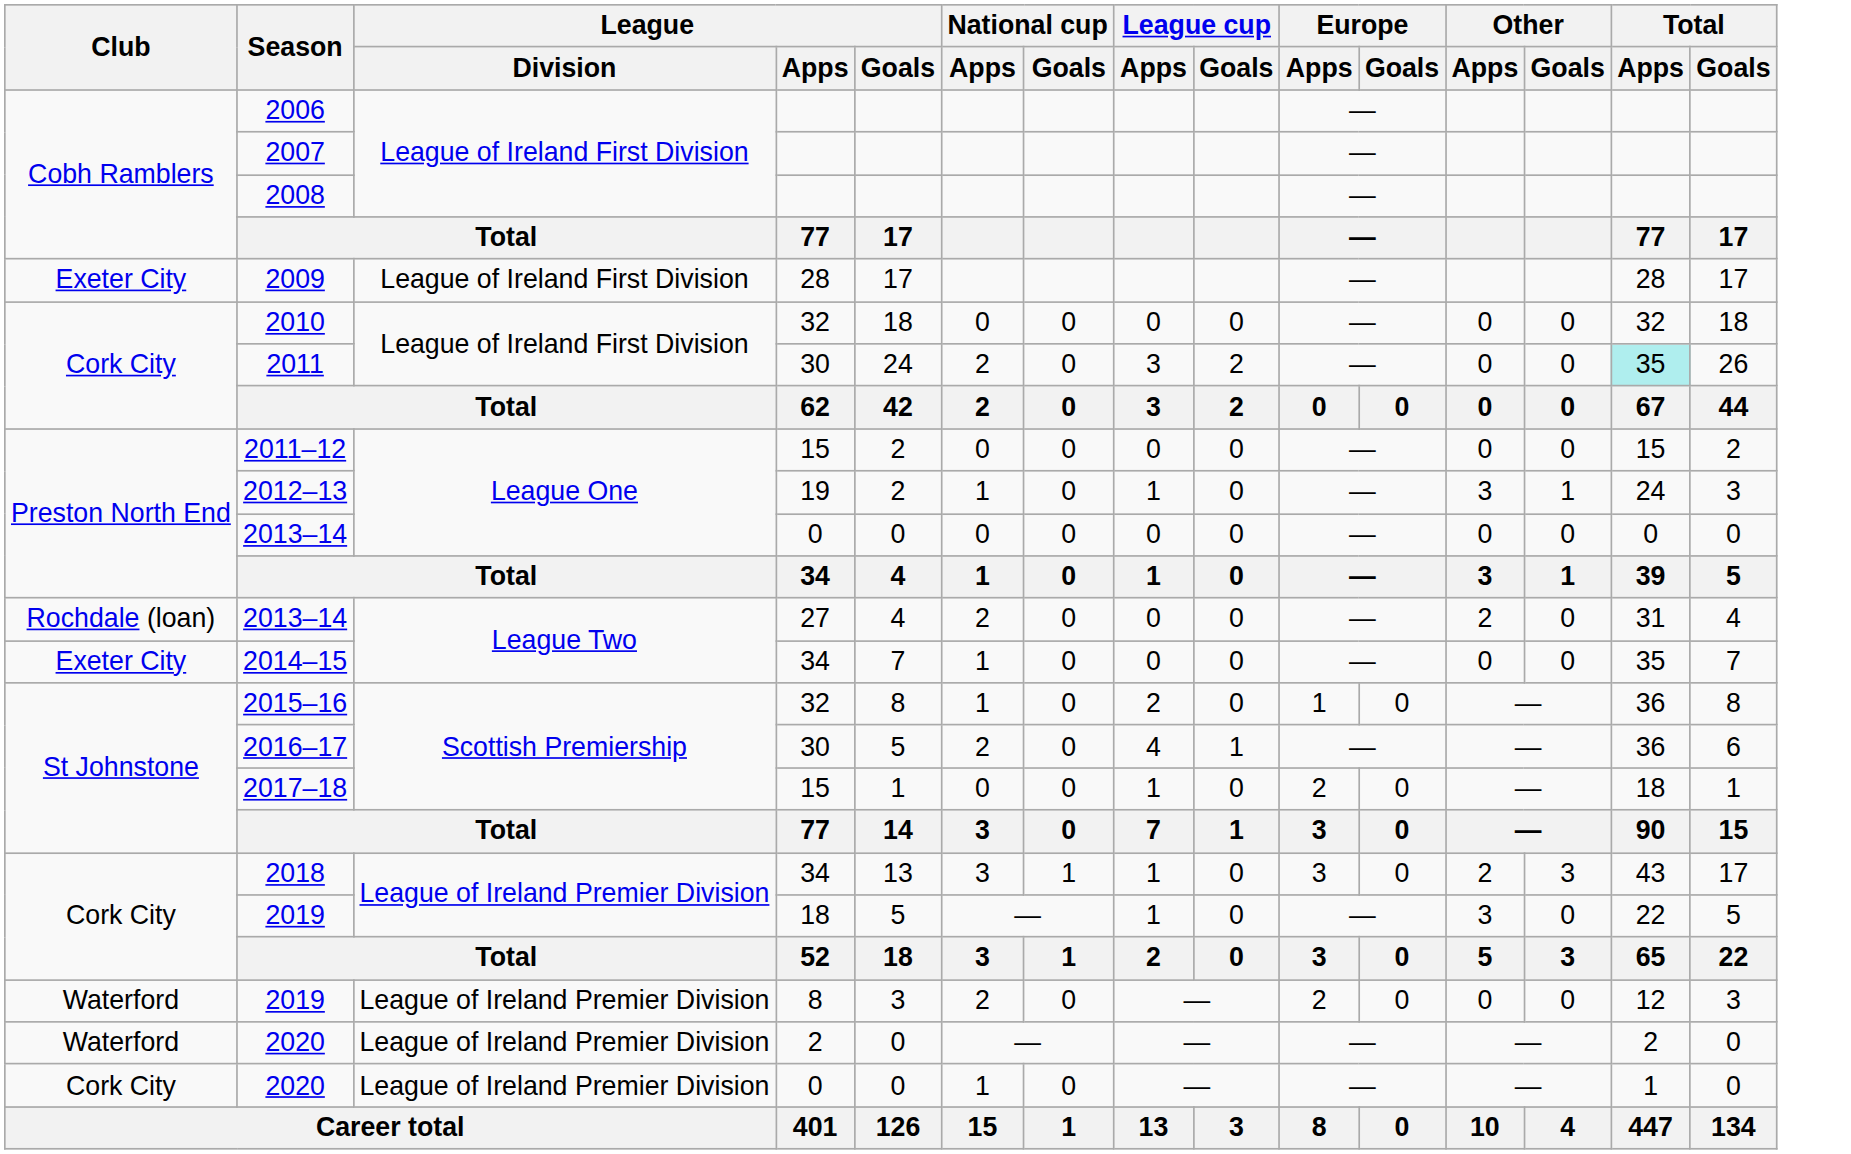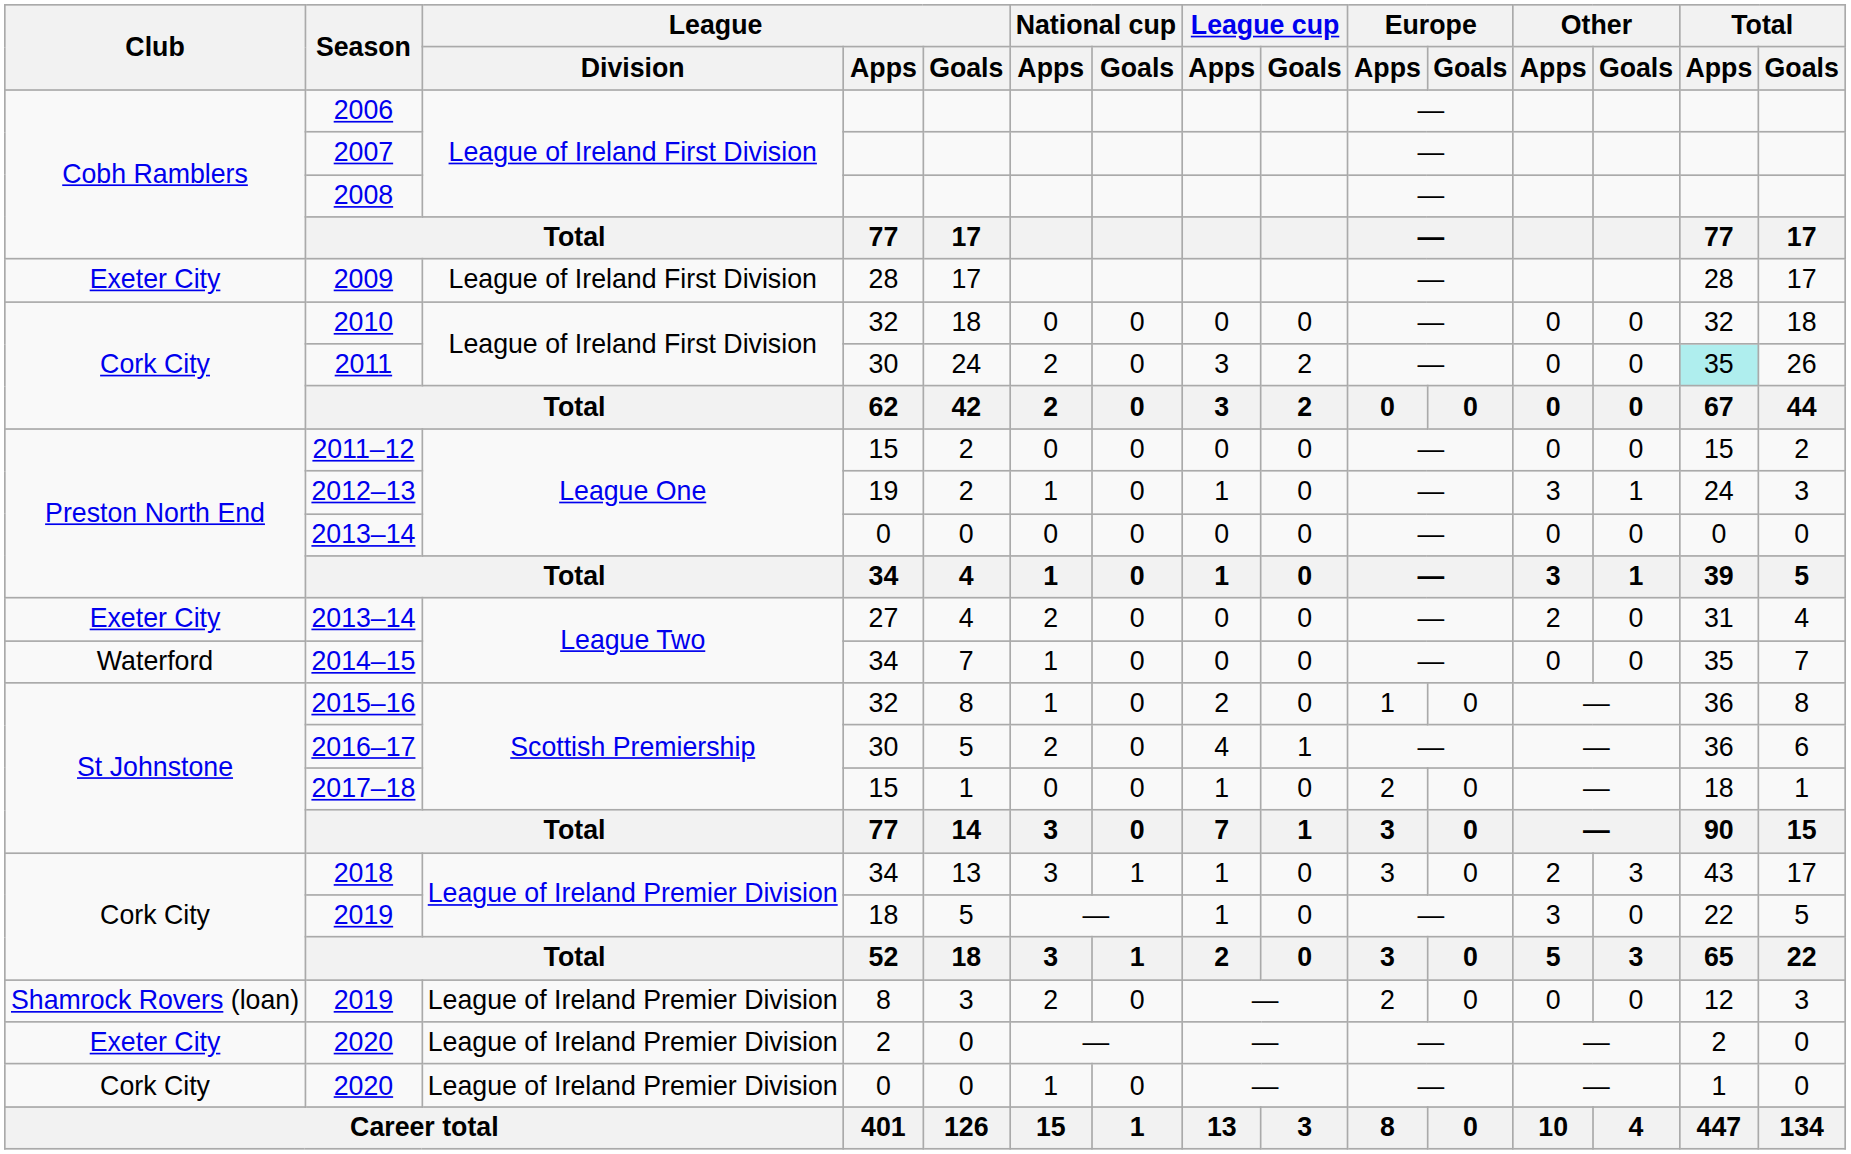(121, 618) Rochdale (loan) -> (155, 618) Exeter City
(121, 661) Exeter City -> (155, 661) Waterford
(121, 1000) Waterford -> (155, 1000) Shamrock Rovers (loan)
(121, 1042) Waterford -> (155, 1042) Exeter City
